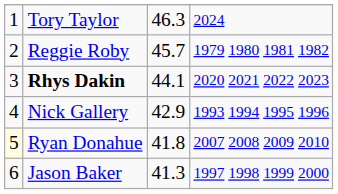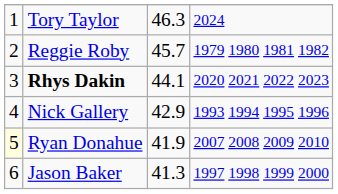(168, 142) 41.8 -> (168, 142) 41.9
